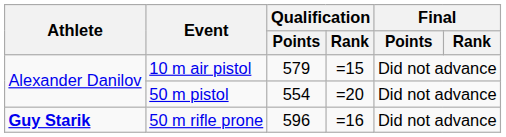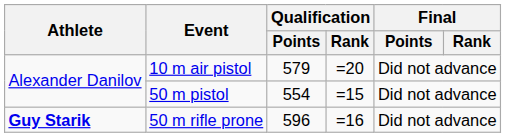(350, 68) =15 -> (350, 68) =20
(350, 94) =20 -> (350, 94) =15
